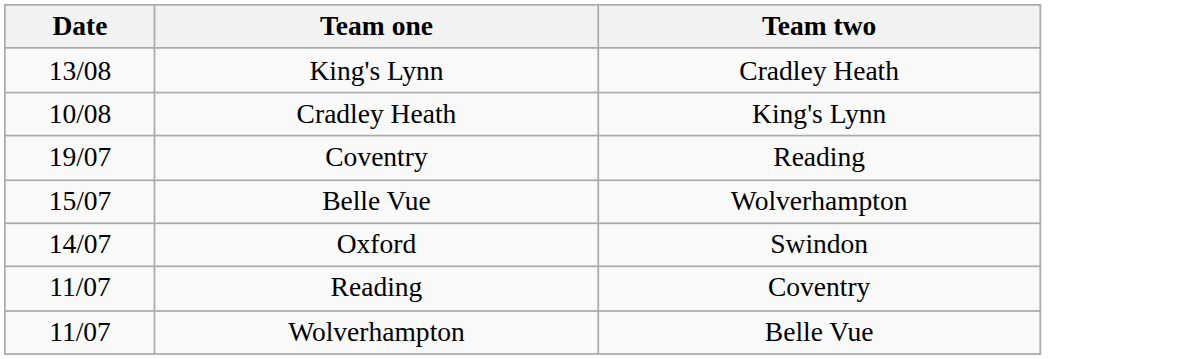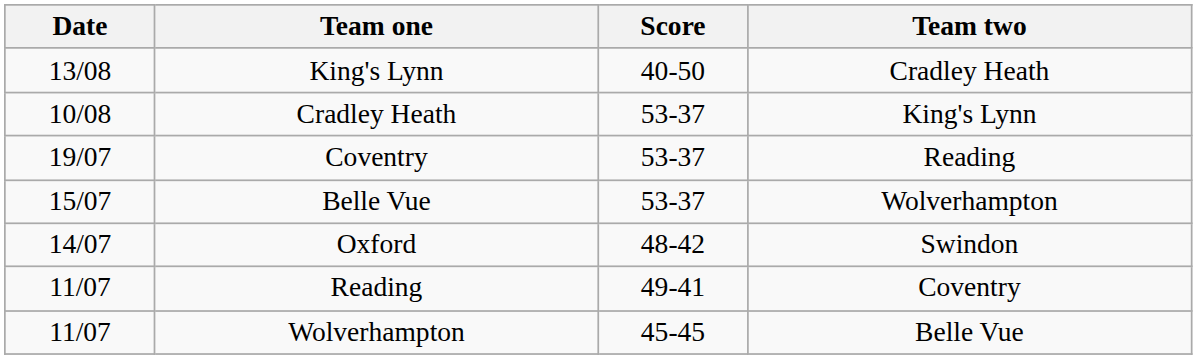+ column: (673, 26)
